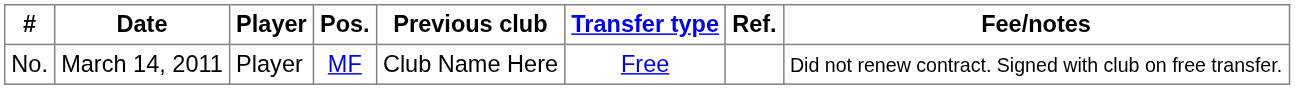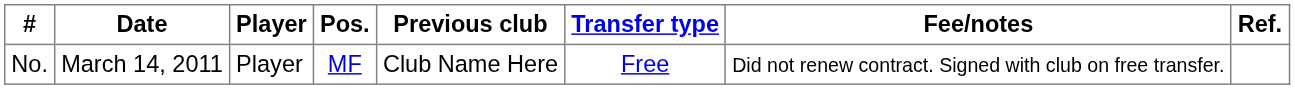columns swapped: (1036, 24) <-> (754, 24)
